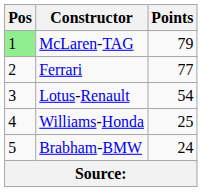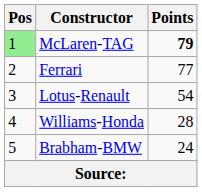(185, 43) normal -> (185, 43) bold
(185, 121) 25 -> (185, 121) 28
